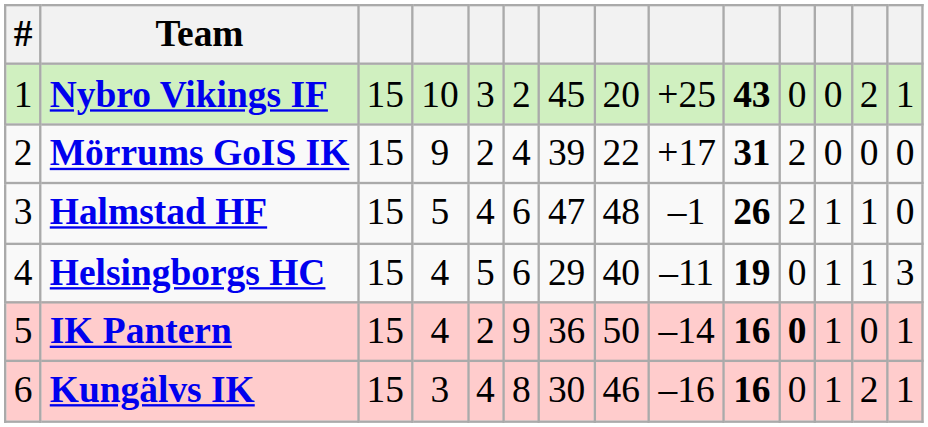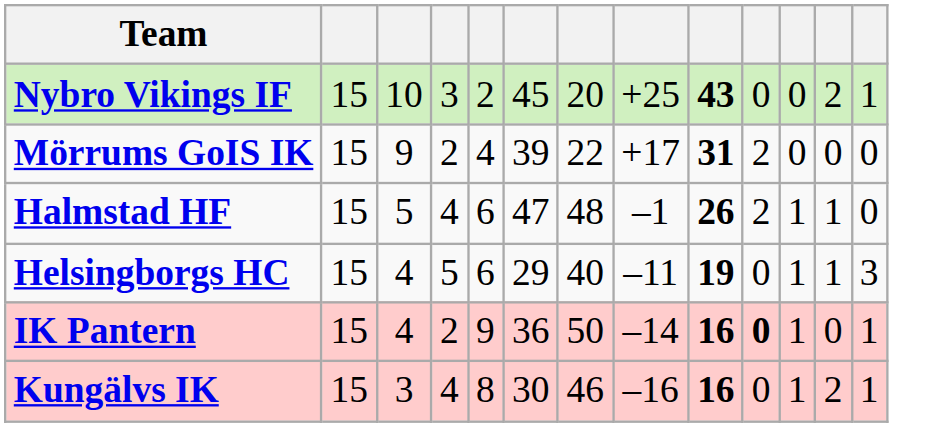- column: (23, 34)
